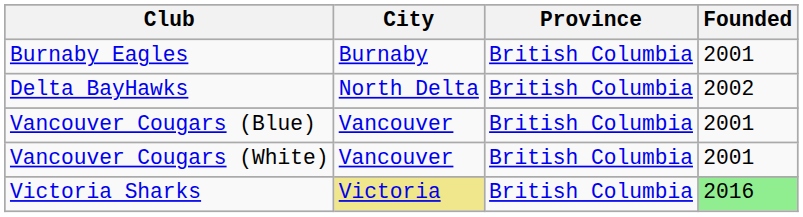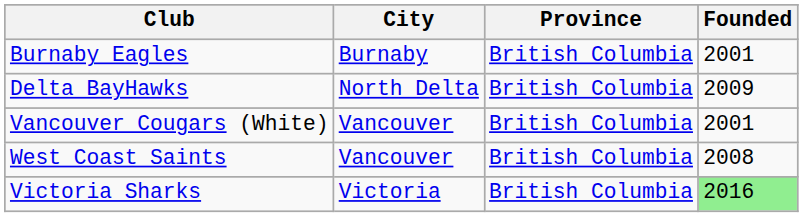(729, 91) 2002 -> (729, 91) 2009
- row: (163, 125)
+ row: (118, 160)
(390, 194) khaki background -> (390, 194) no background
